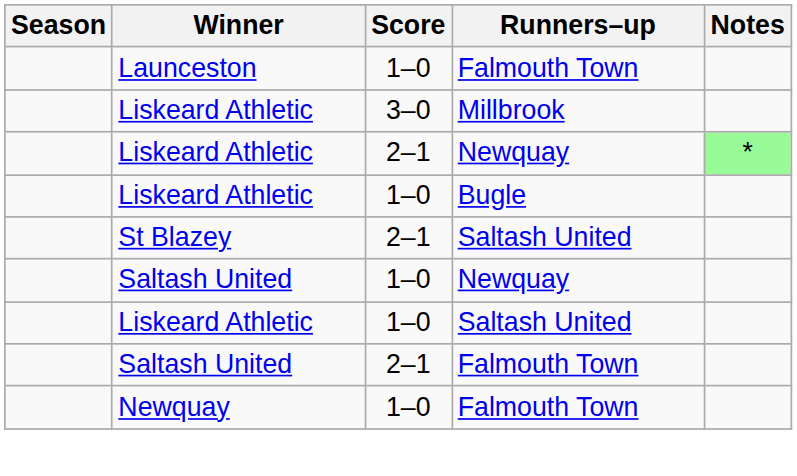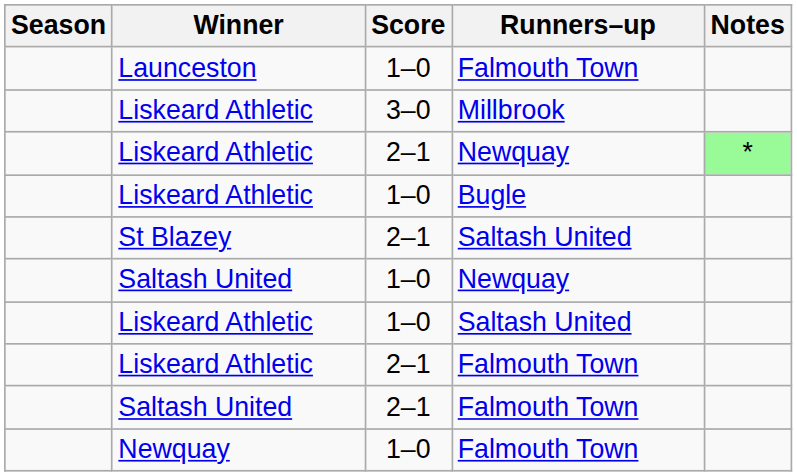+ row: (216, 364)
